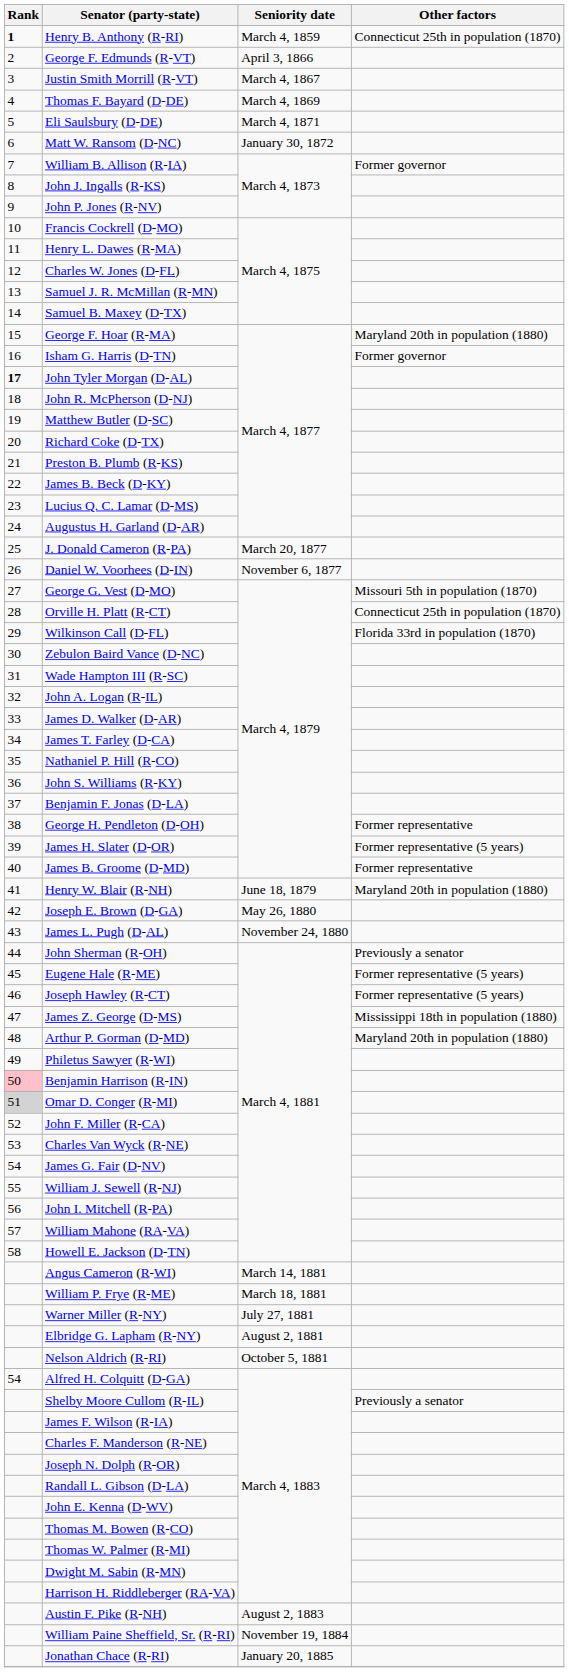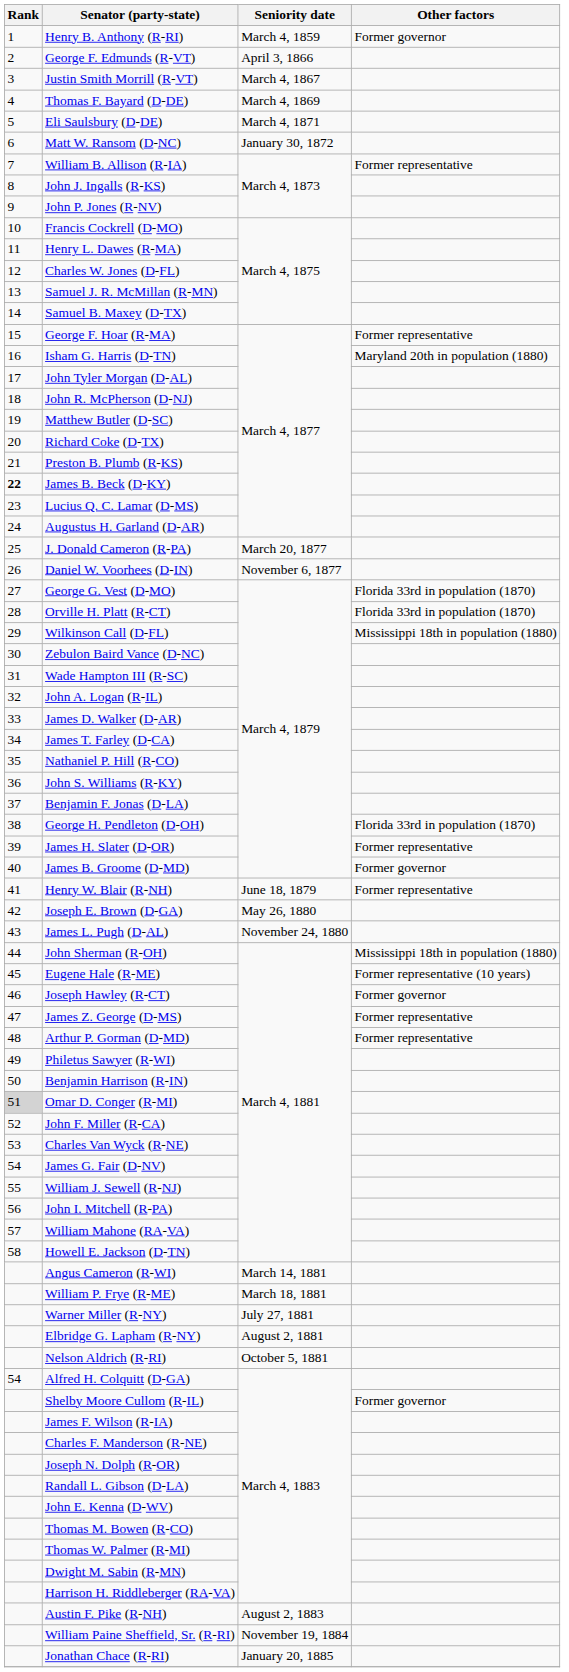(11, 36) bold -> (11, 36) normal
(458, 36) Connecticut 25th in population (1870) -> (400, 36) Former governor
(400, 164) Former governor -> (414, 164) Former representative
(451, 334) Maryland 20th in population (1880) -> (414, 334) Former representative
(400, 356) Former governor -> (451, 356) Maryland 20th in population (1880)
(14, 377) bold -> (14, 377) normal
(14, 484) normal -> (14, 484) bold
(446, 590) Missouri 5th in population (1870) -> (445, 590) Florida 33rd in population (1870)
(458, 611) Connecticut 25th in population (1870) -> (445, 611) Florida 33rd in population (1870)
(445, 633) Florida 33rd in population (1870) -> (456, 633) Mississippi 18th in population (1880)
(414, 825) Former representative -> (445, 825) Florida 33rd in population (1870)
(439, 846) Former representative (5 years) -> (414, 846) Former representative
(414, 867) Former representative -> (400, 867) Former governor
(451, 889) Maryland 20th in population (1880) -> (414, 889) Former representative
(409, 953) Previously a senator -> (456, 953) Mississippi 18th in population (1880)
(439, 974) Former representative (5 years) -> (442, 974) Former representative (10 years)
(439, 995) Former representative (5 years) -> (400, 995) Former governor
(456, 1016) Mississippi 18th in population (1880) -> (414, 1016) Former representative
(451, 1038) Maryland 20th in population (1880) -> (414, 1038) Former representative
(14, 1080) pink background -> (14, 1080) no background
(409, 1400) Previously a senator -> (400, 1400) Former governor
